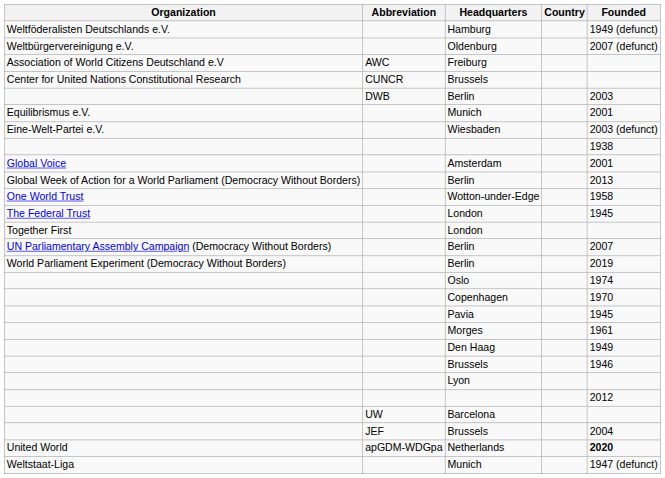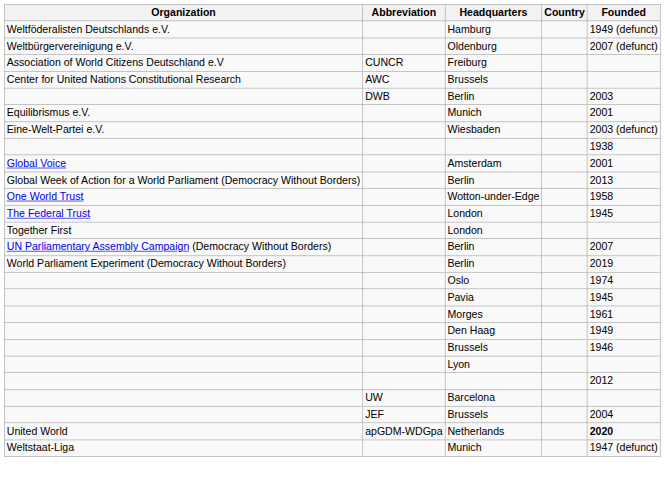(377, 63) AWC -> (384, 63) CUNCR
(384, 79) CUNCR -> (377, 79) AWC
- row: (184, 297)
